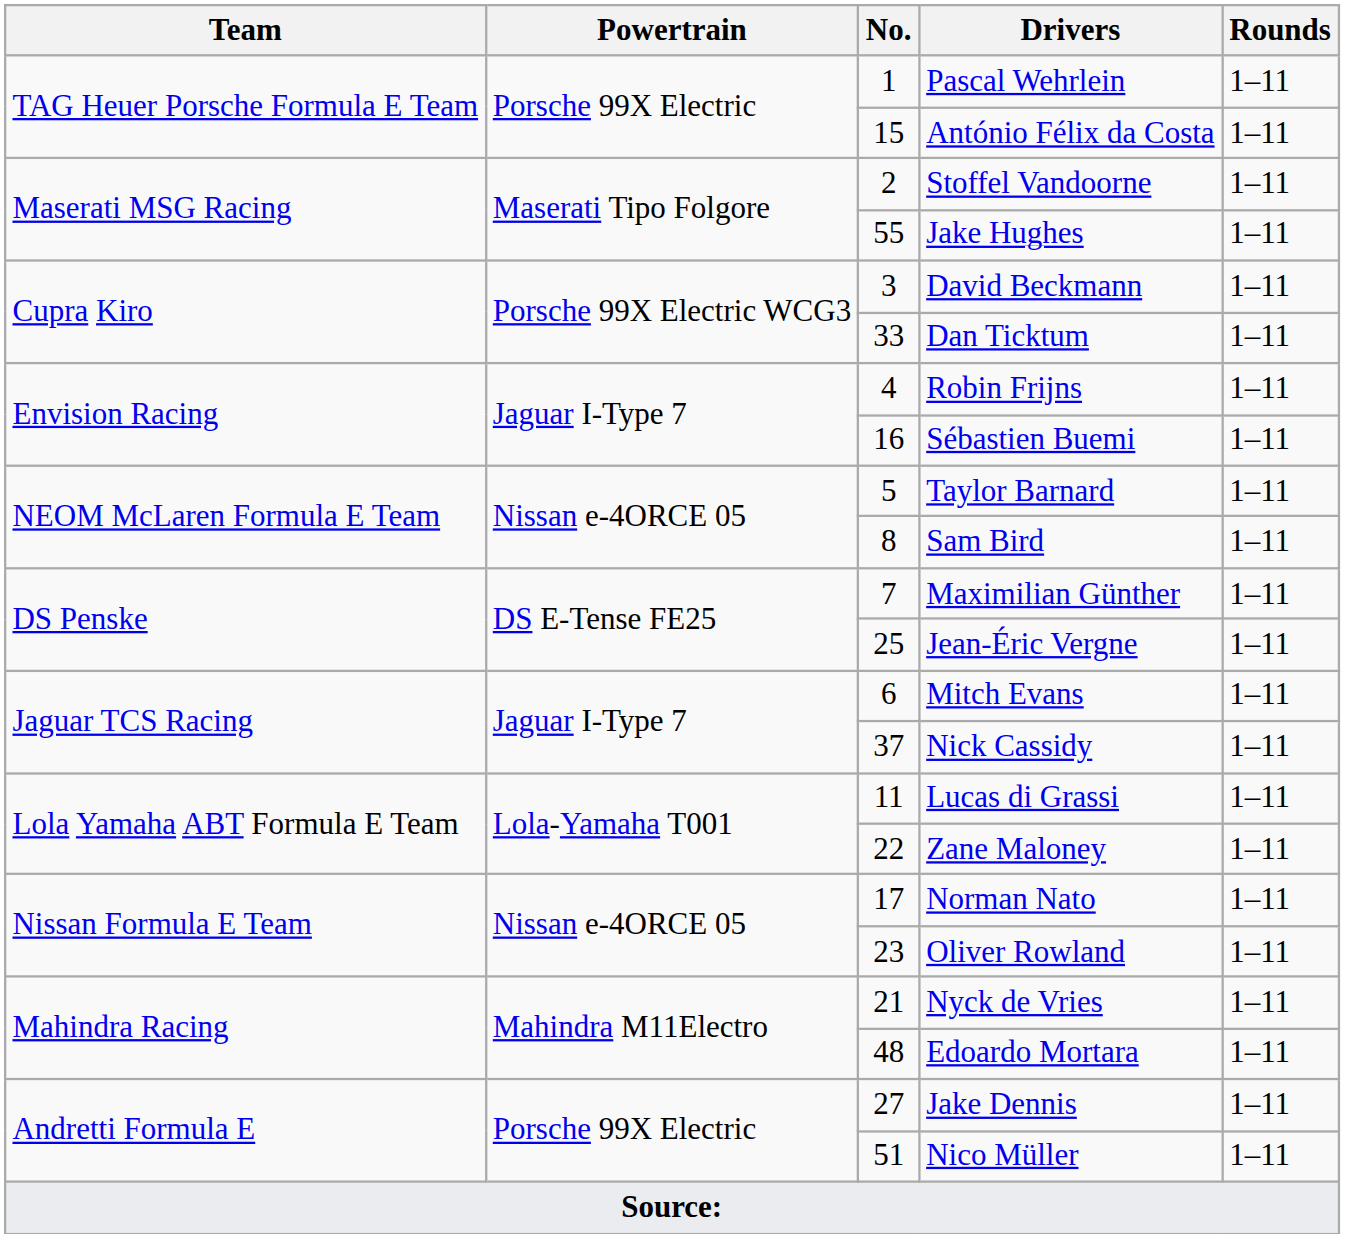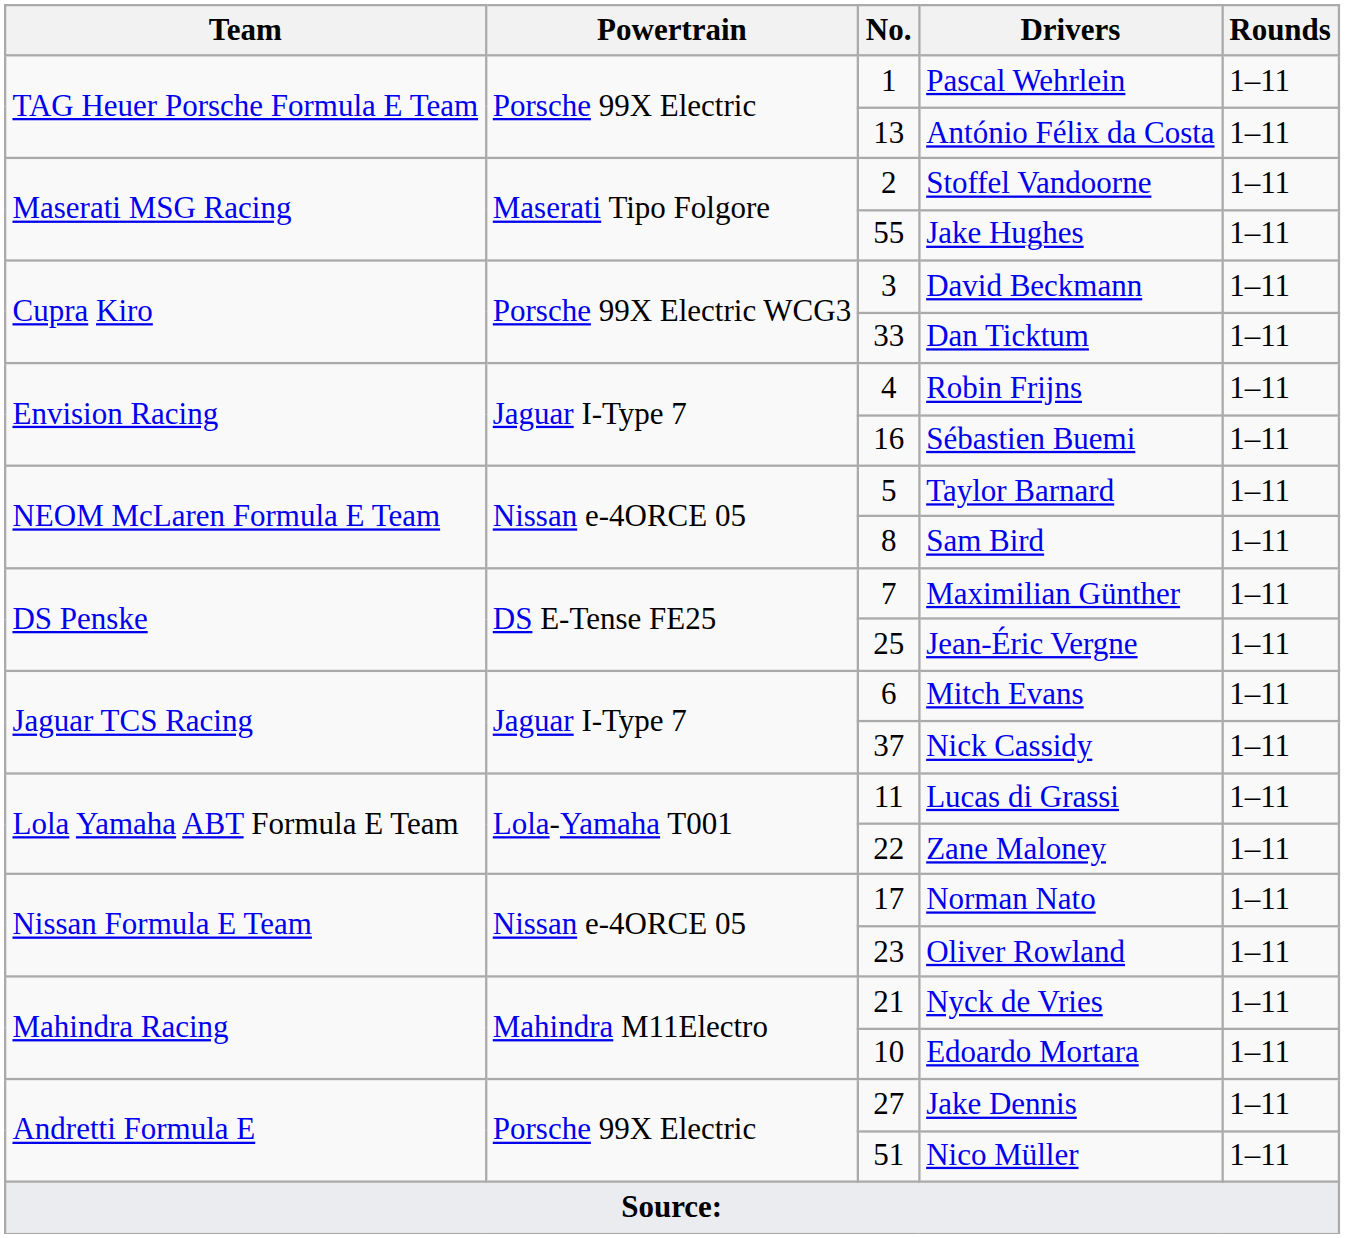(889, 131) 15 -> (889, 131) 13
(889, 1052) 48 -> (889, 1052) 10
